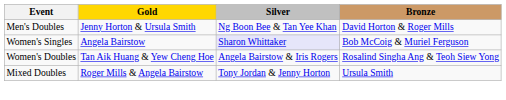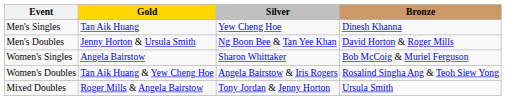+ row: (33, 27)
(252, 42) lavender background -> (252, 57) no background
